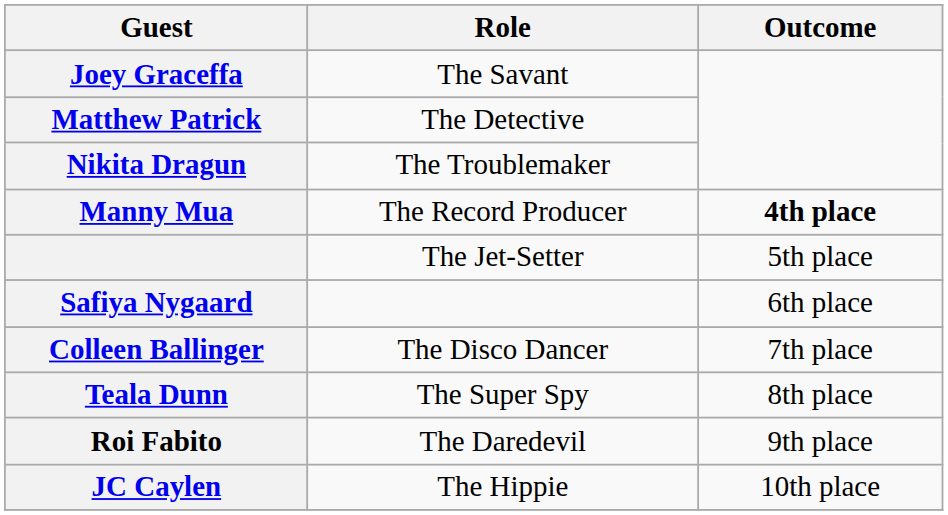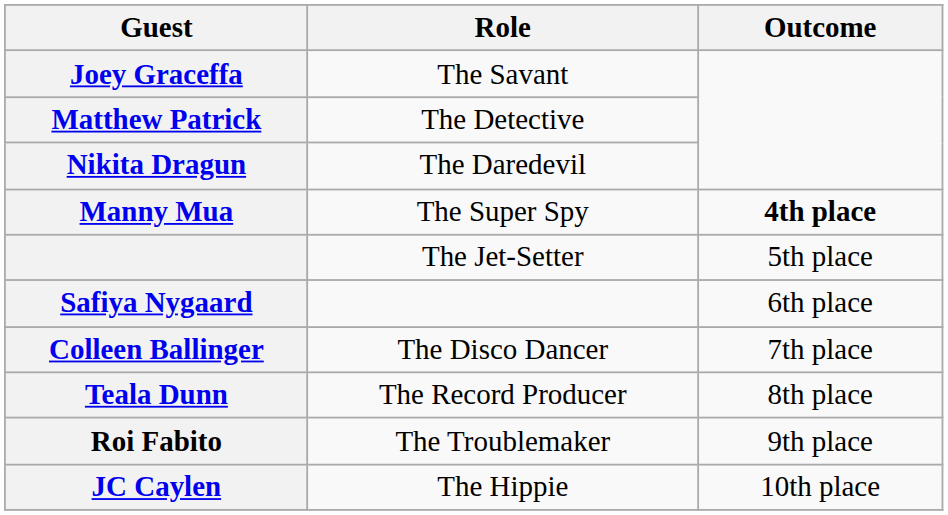(503, 165) The Troublemaker -> (503, 165) The Daredevil
(503, 211) The Record Producer -> (503, 211) The Super Spy
(503, 394) The Super Spy -> (503, 394) The Record Producer
(503, 440) The Daredevil -> (503, 440) The Troublemaker
